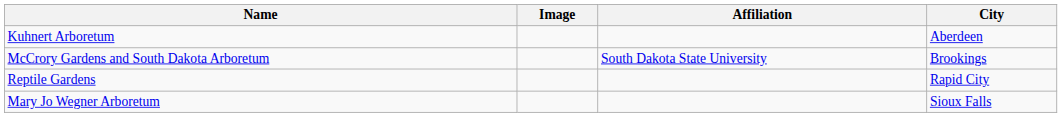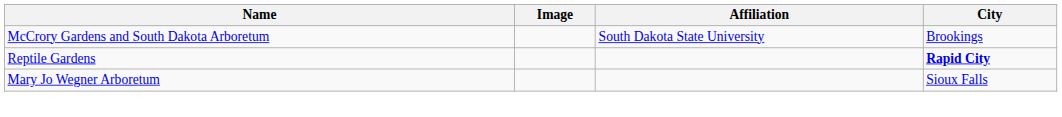- row: (61, 36)
(960, 79) normal -> (958, 58) bold
